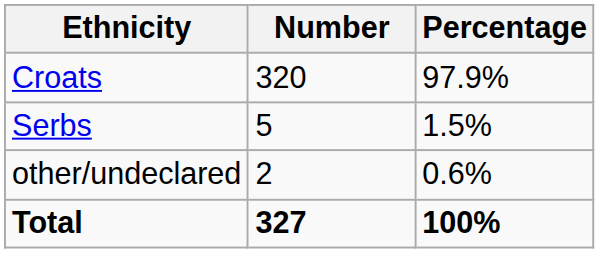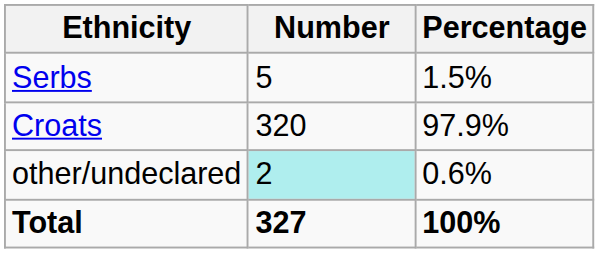rows swapped: (57, 77) <-> (52, 125)
(264, 174) no background -> (264, 174) paleturquoise background
